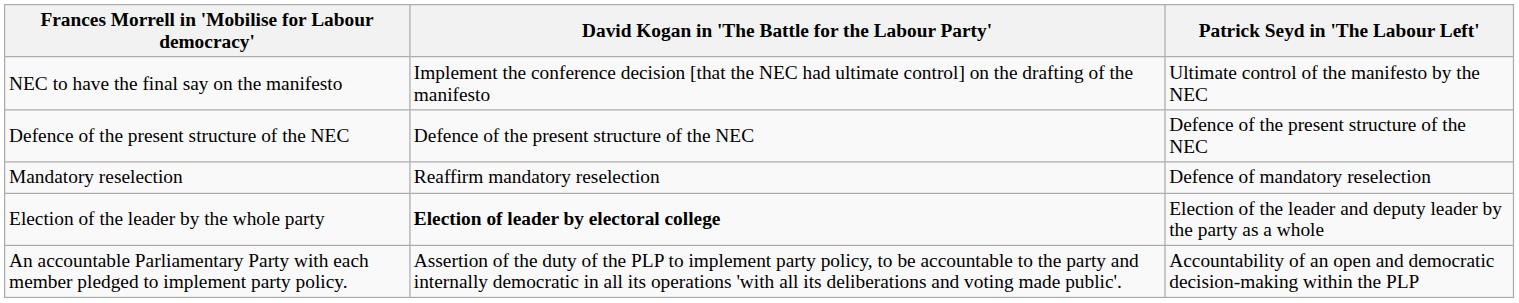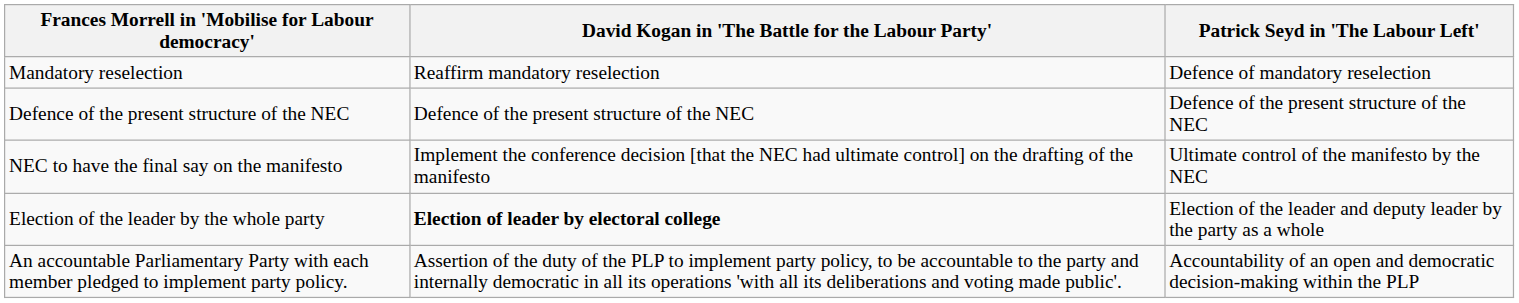rows swapped: (96, 177) <-> (176, 83)
